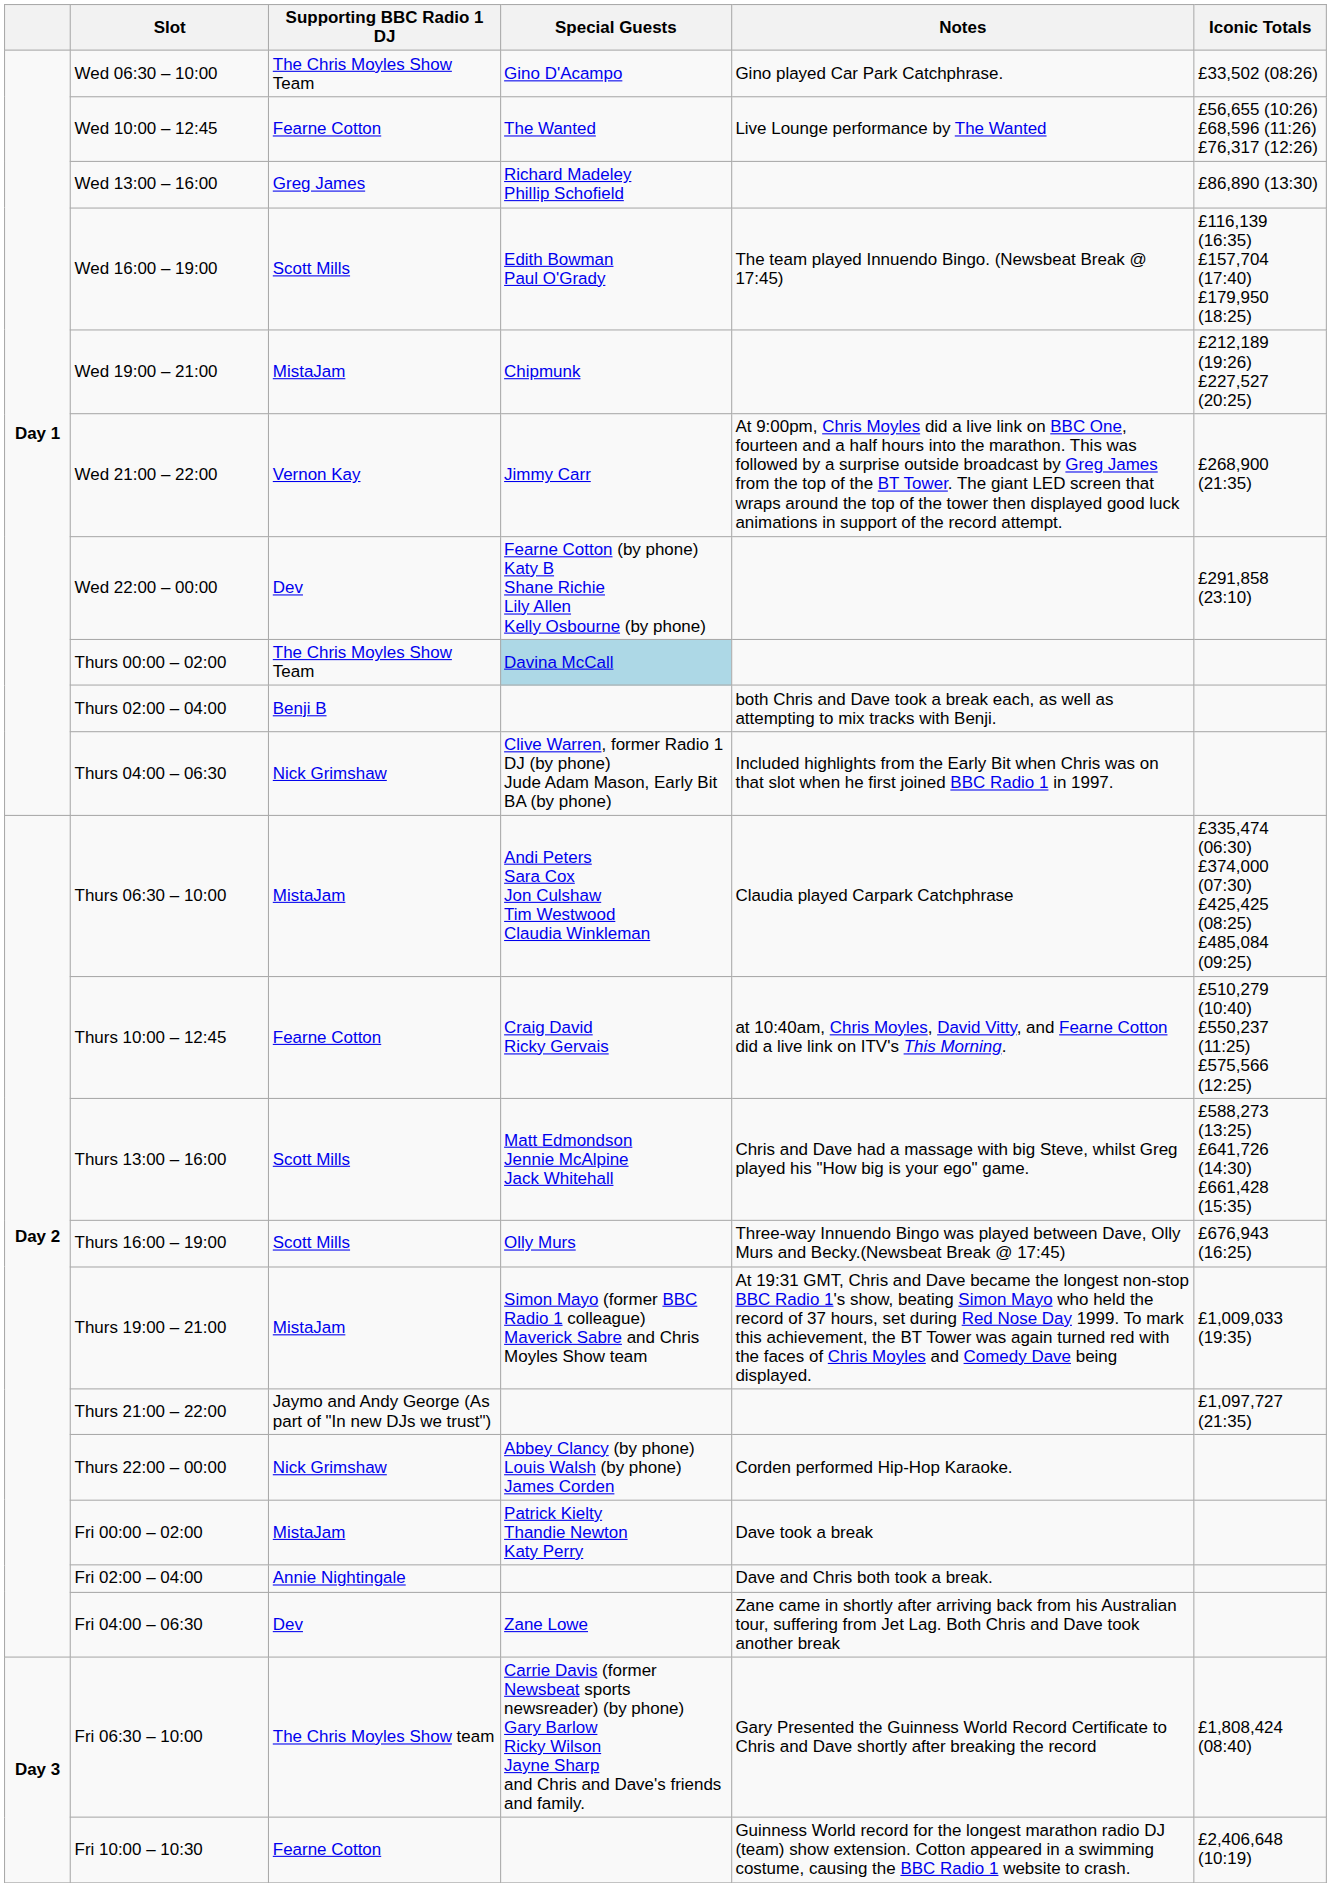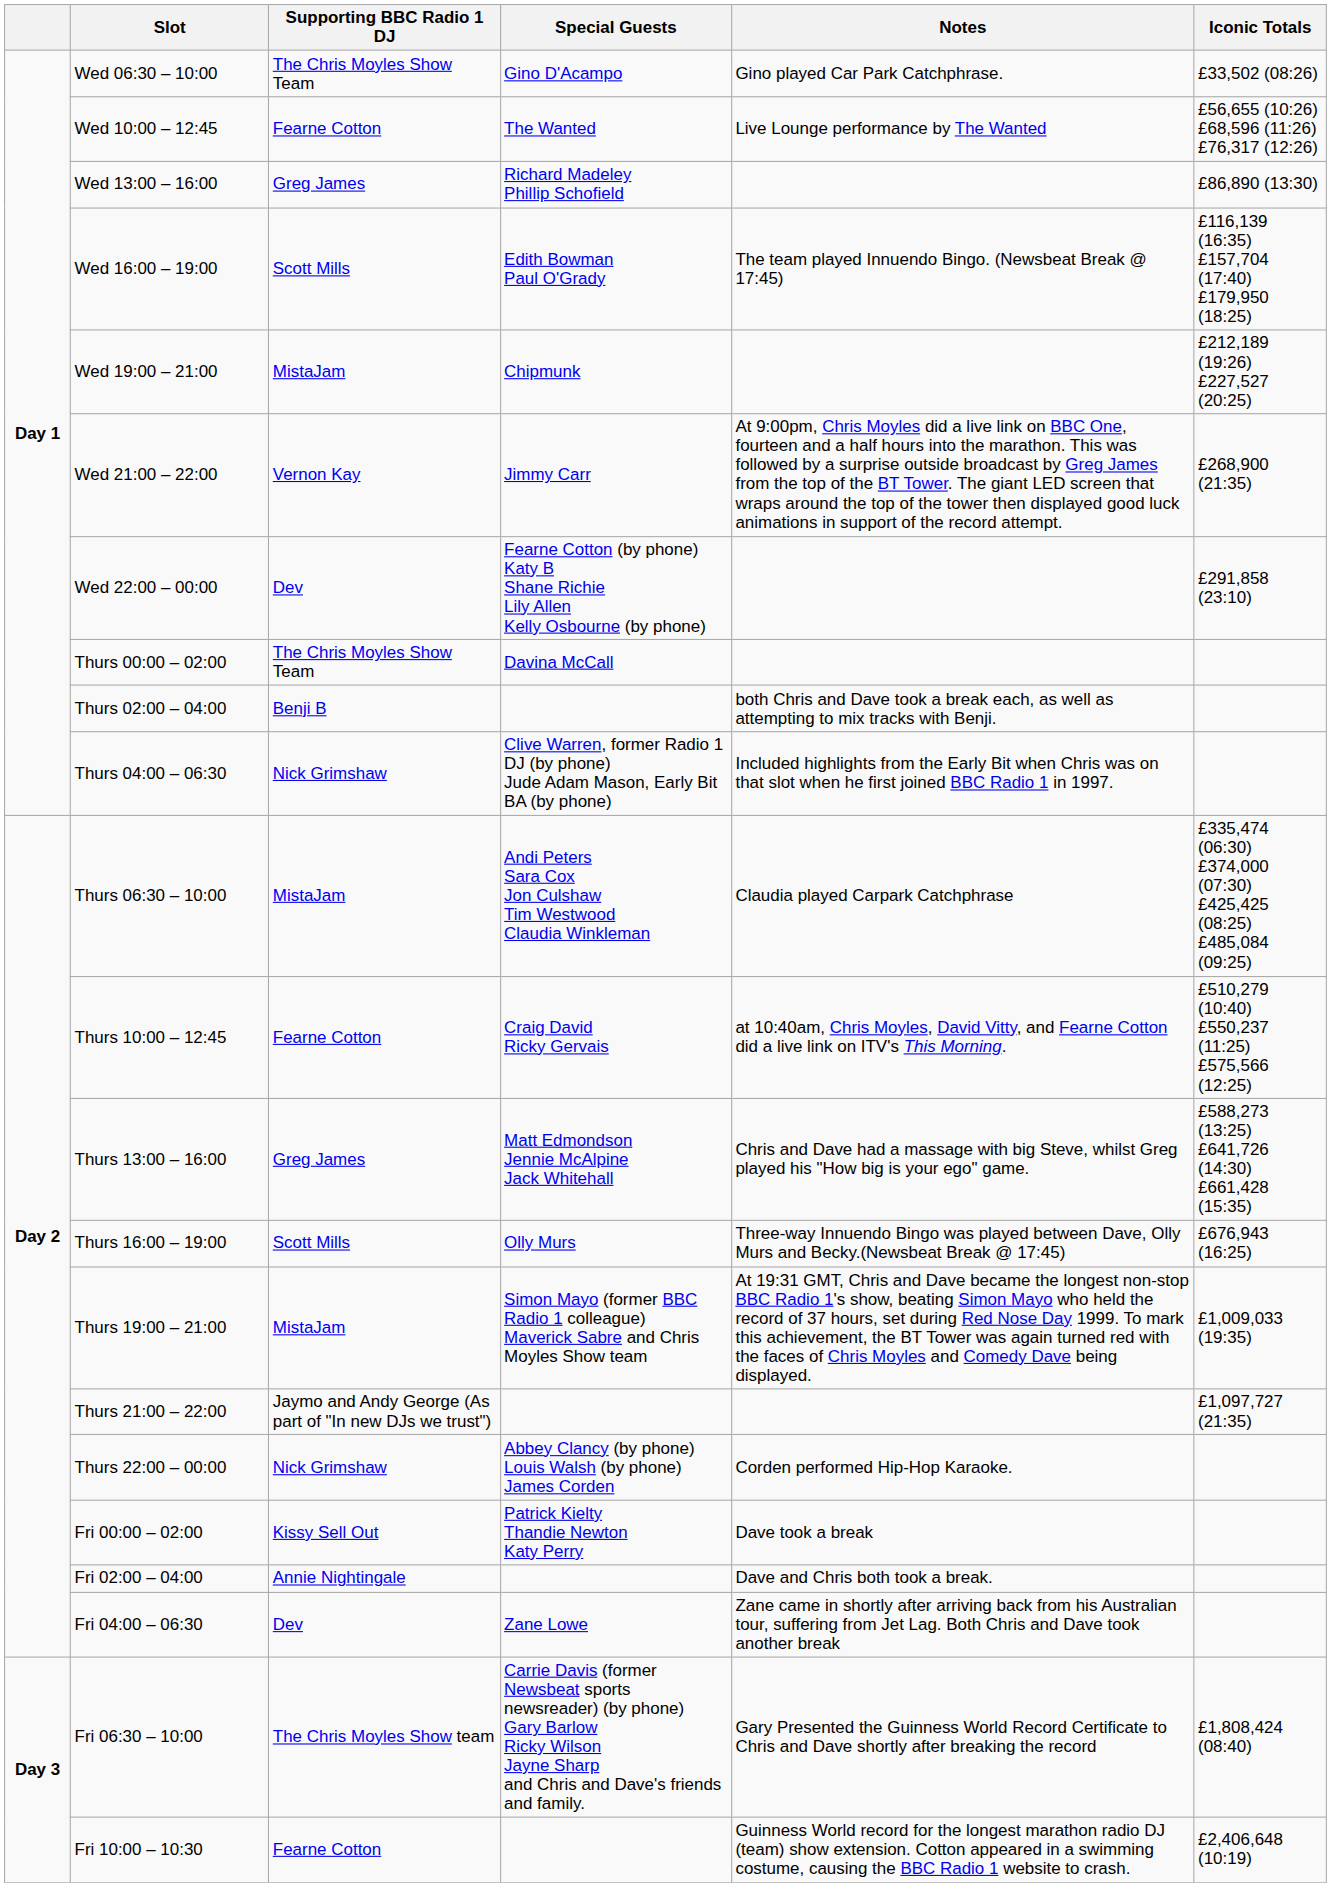(559, 662) lightblue background -> (559, 662) no background
(311, 1159) Scott Mills -> (319, 1159) Greg James
(309, 1532) MistaJam -> (326, 1532) Kissy Sell Out
